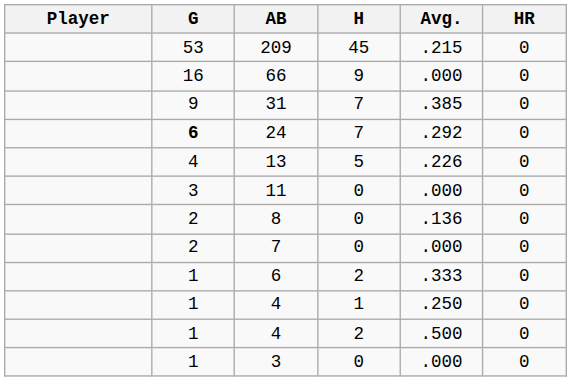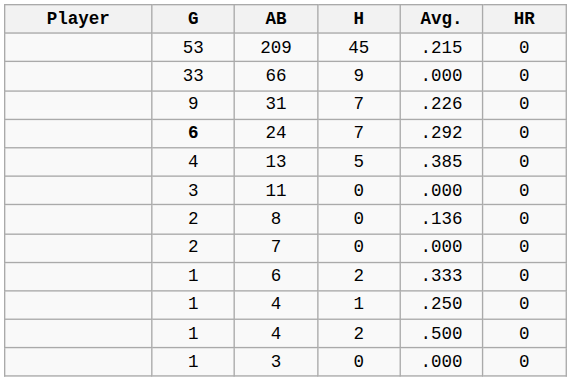(193, 76) 16 -> (193, 76) 33
(442, 105) .385 -> (442, 105) .226
(442, 162) .226 -> (442, 162) .385
